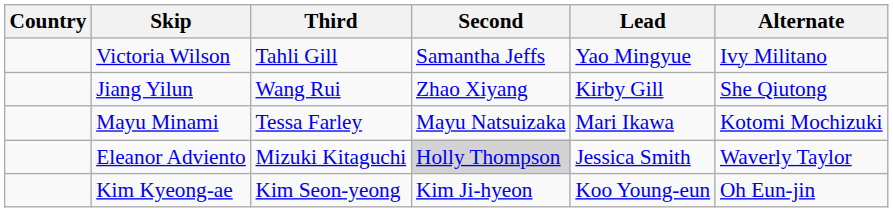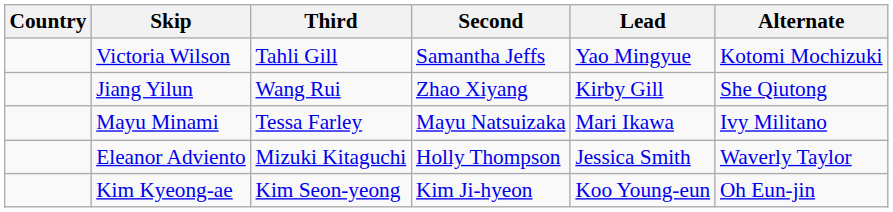(773, 55) Ivy Militano -> (801, 55) Kotomi Mochizuki
(801, 122) Kotomi Mochizuki -> (773, 122) Ivy Militano
(488, 156) lightgrey background -> (488, 156) no background
